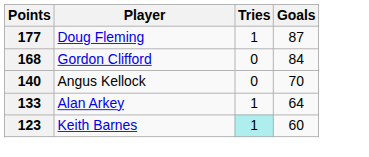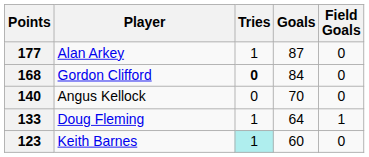+ column: (341, 23)
(101, 37) Doug Fleming -> (91, 53) Alan Arkey
(254, 59) normal -> (254, 75) bold
(91, 103) Alan Arkey -> (101, 119) Doug Fleming
